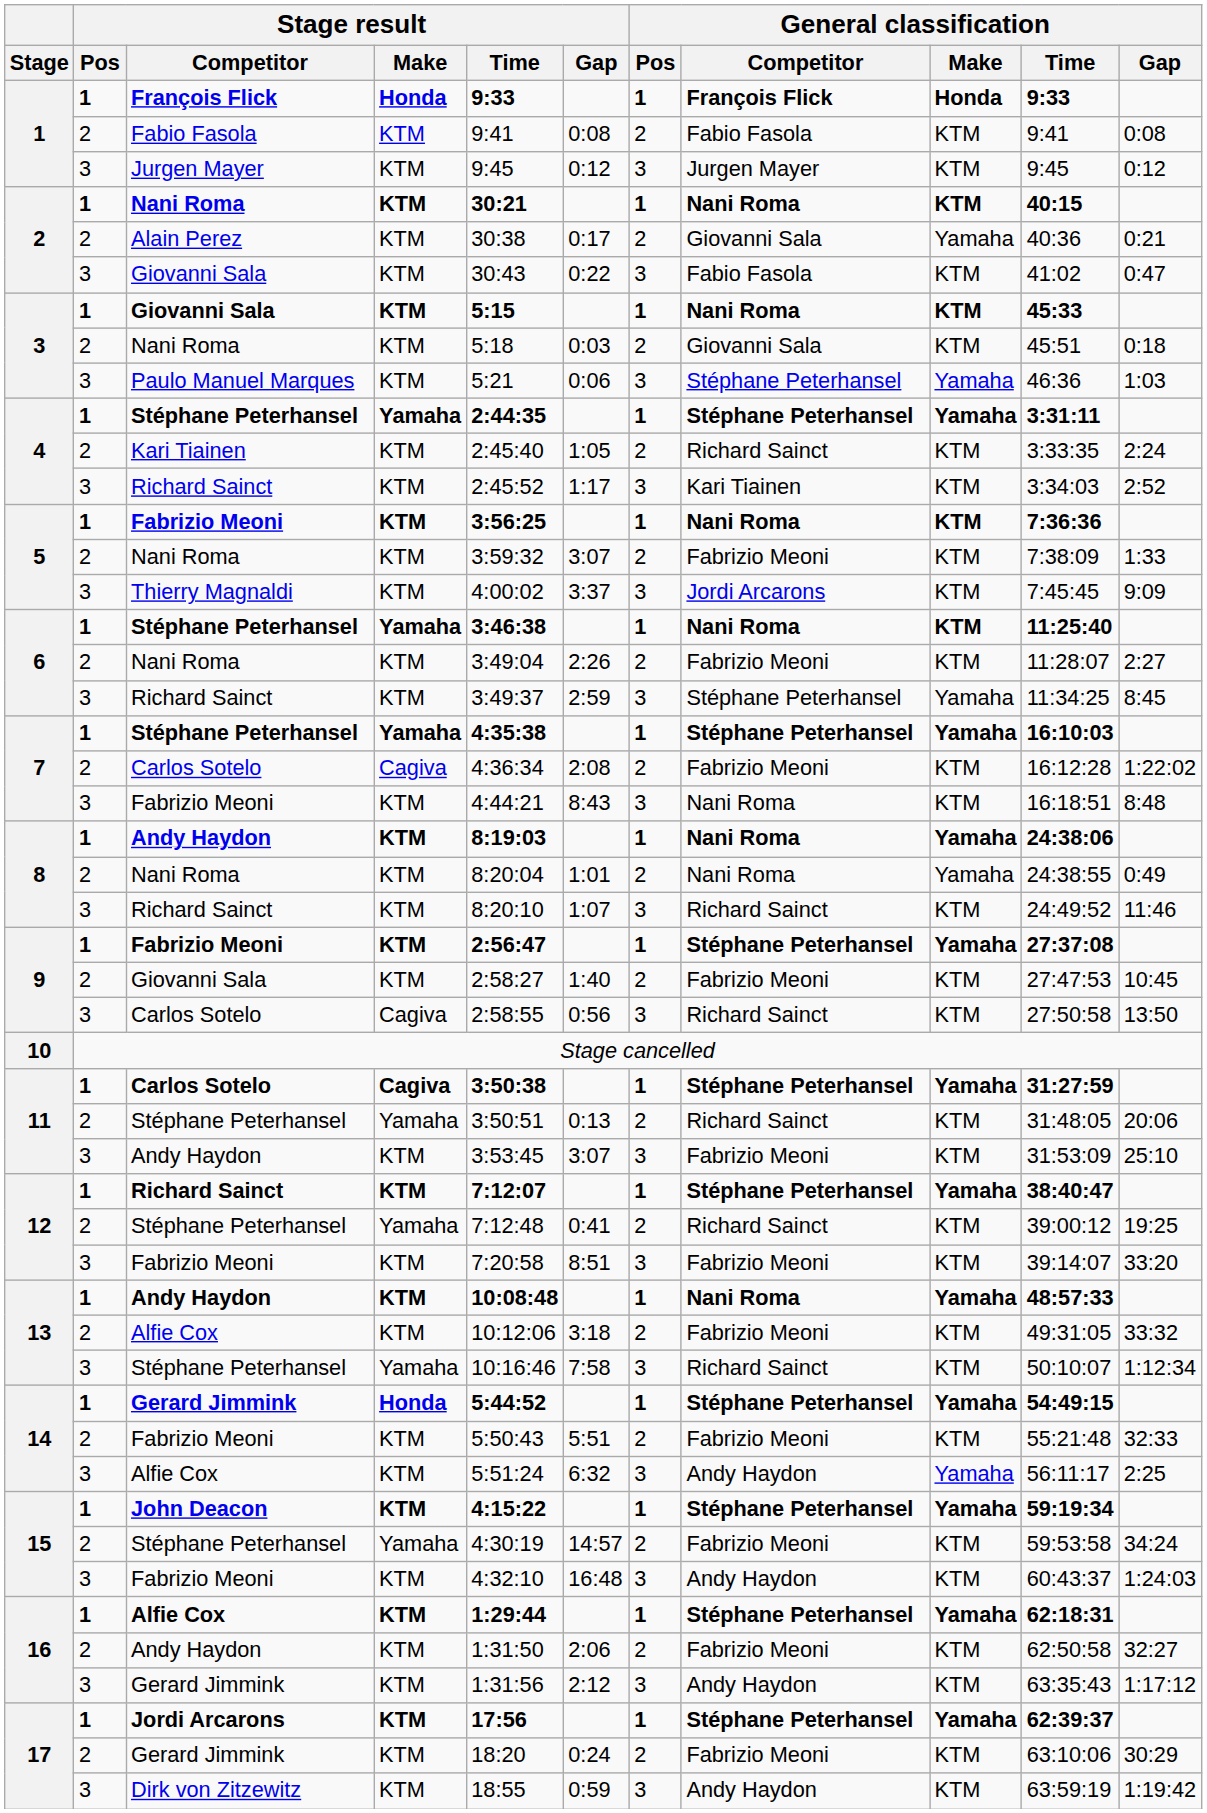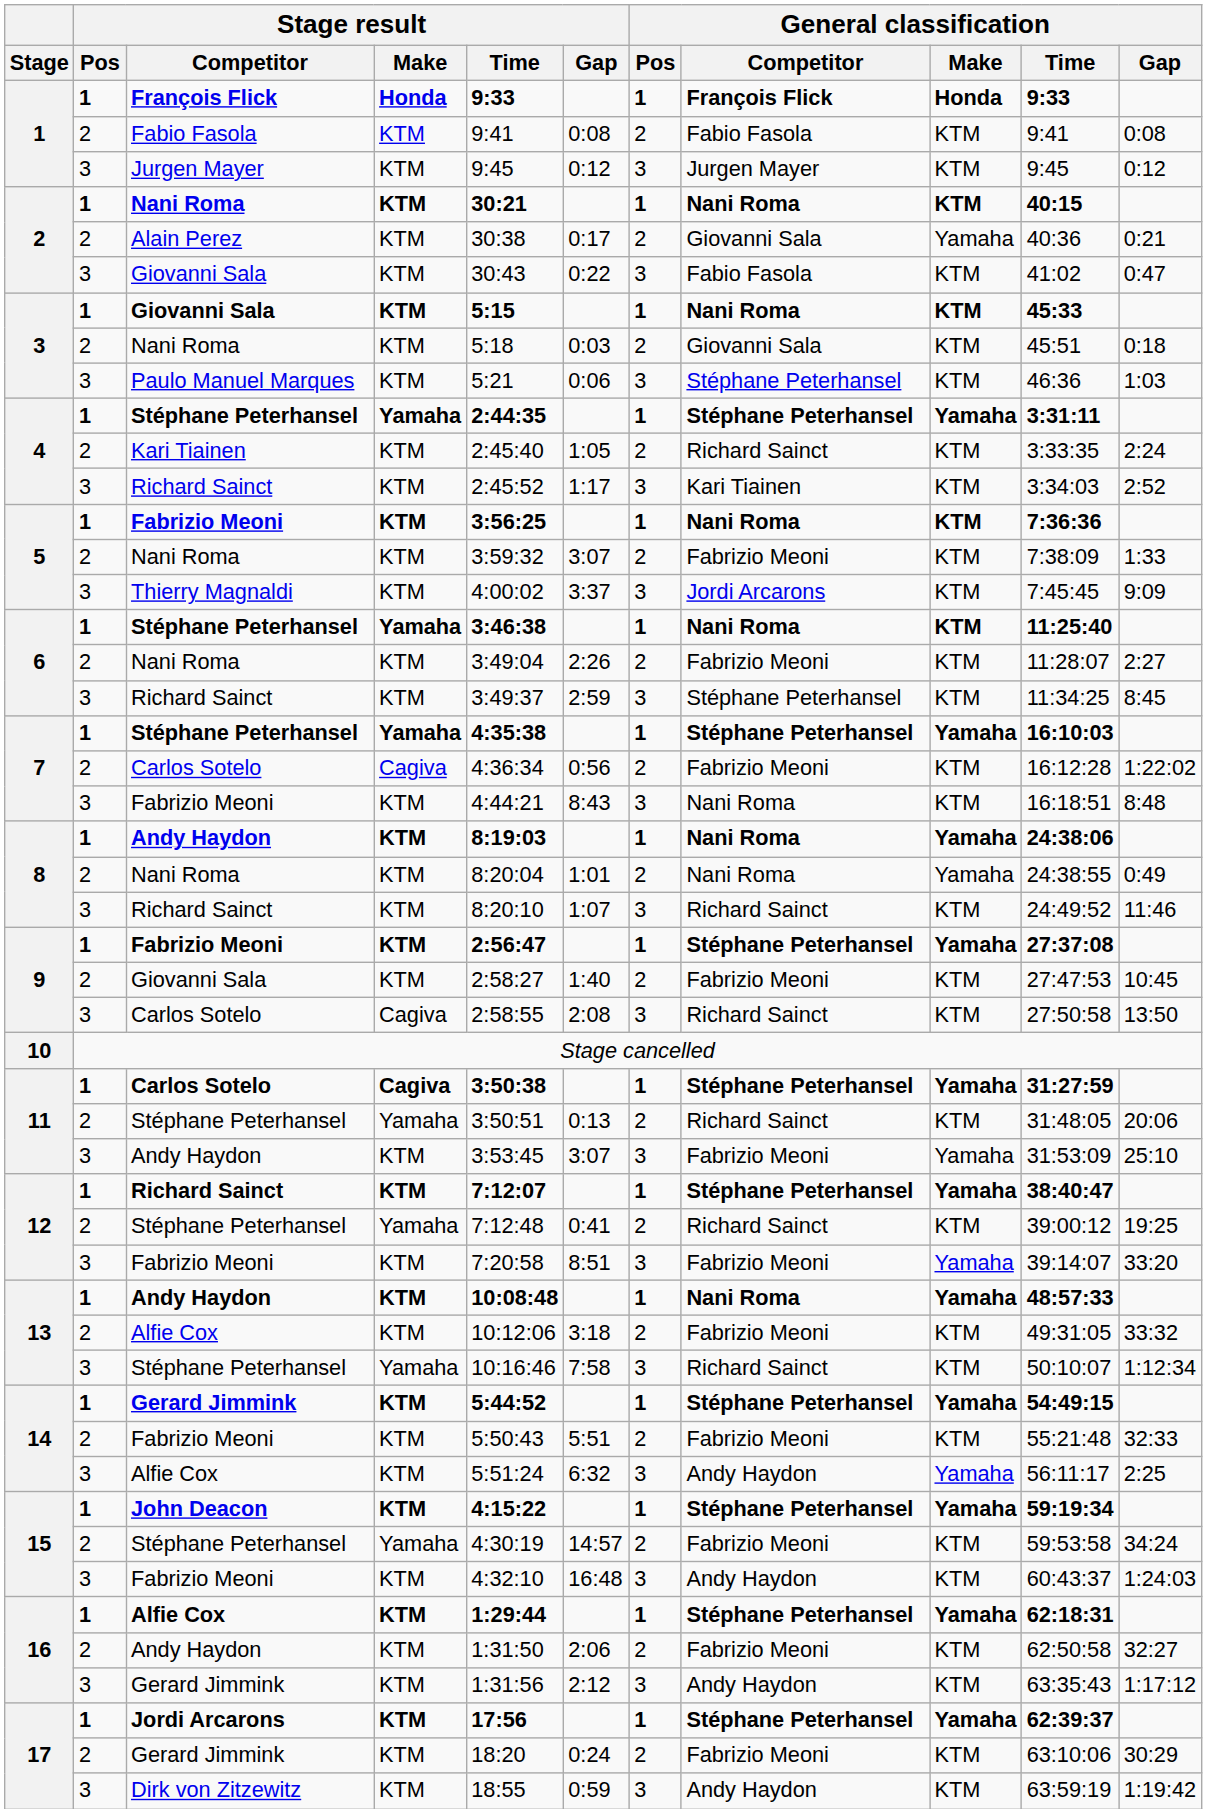(974, 379) Yamaha -> (957, 379) KTM
(974, 697) Yamaha -> (957, 697) KTM
(589, 767) 2:08 -> (589, 767) 0:56
(589, 1014) 0:56 -> (589, 1014) 2:08
(957, 1155) KTM -> (974, 1155) Yamaha
(957, 1261) KTM -> (974, 1261) Yamaha
(413, 1402) Honda -> (403, 1402) KTM
